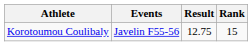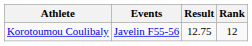(232, 31) 15 -> (232, 31) 12
